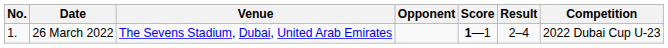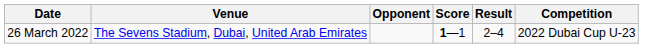- column: (17, 14)
